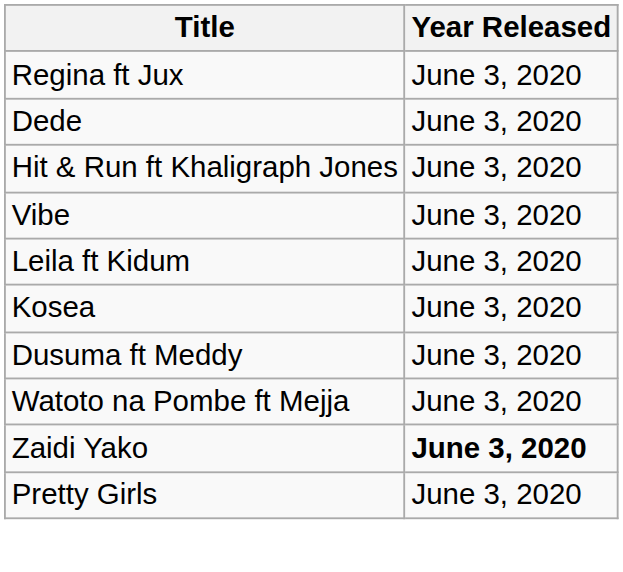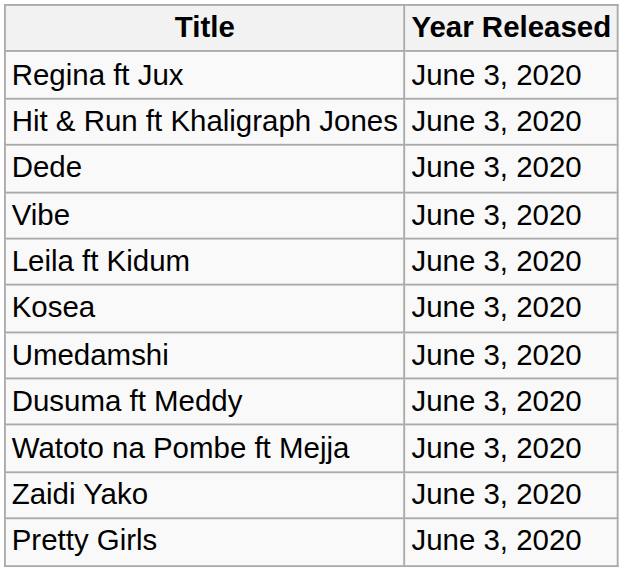rows swapped: (47, 121) <-> (205, 167)
+ row: (90, 354)
(499, 448) bold -> (497, 494) normal
